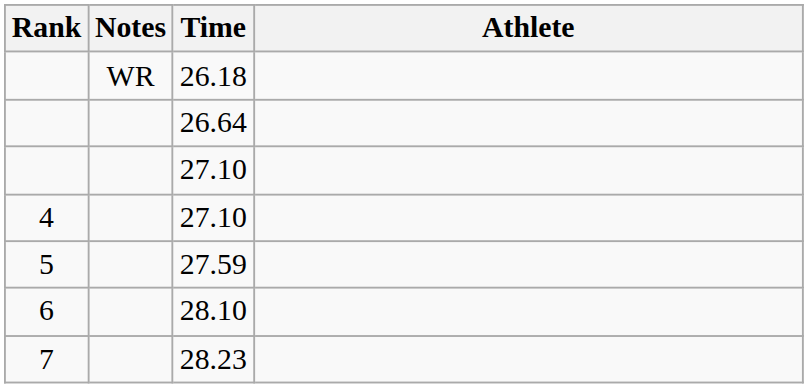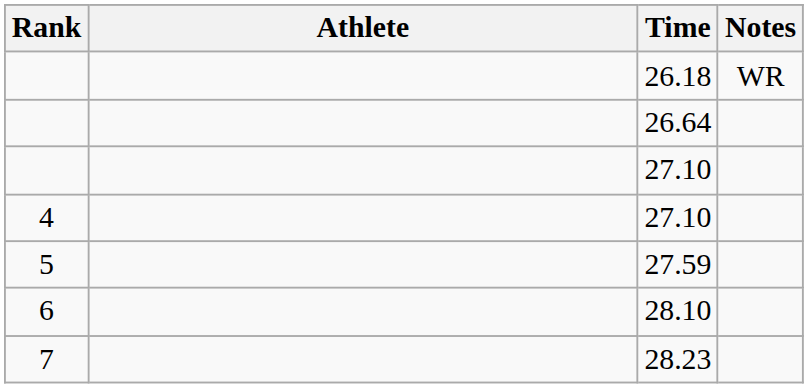columns swapped: (528, 28) <-> (131, 28)
